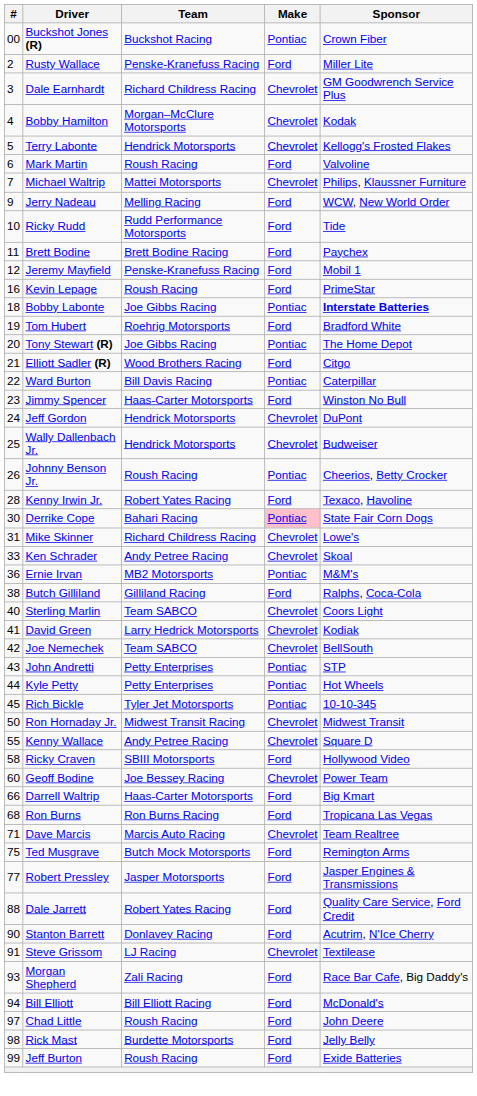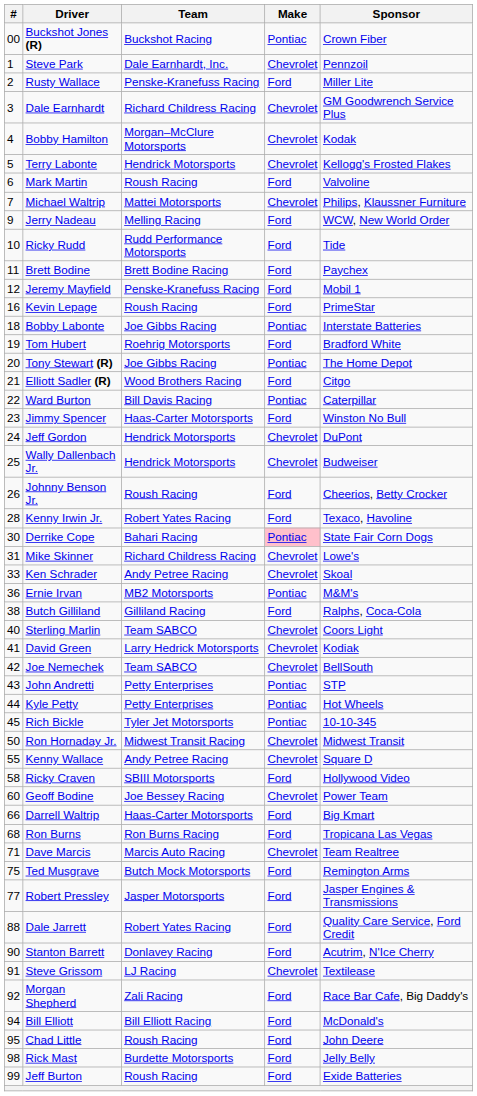+ row: (54, 64)
(376, 307) bold -> (372, 326) normal
(287, 475) Pontiac -> (280, 493) Ford
(14, 977) 93 -> (14, 996) 92
(14, 1021) 97 -> (14, 1040) 95
